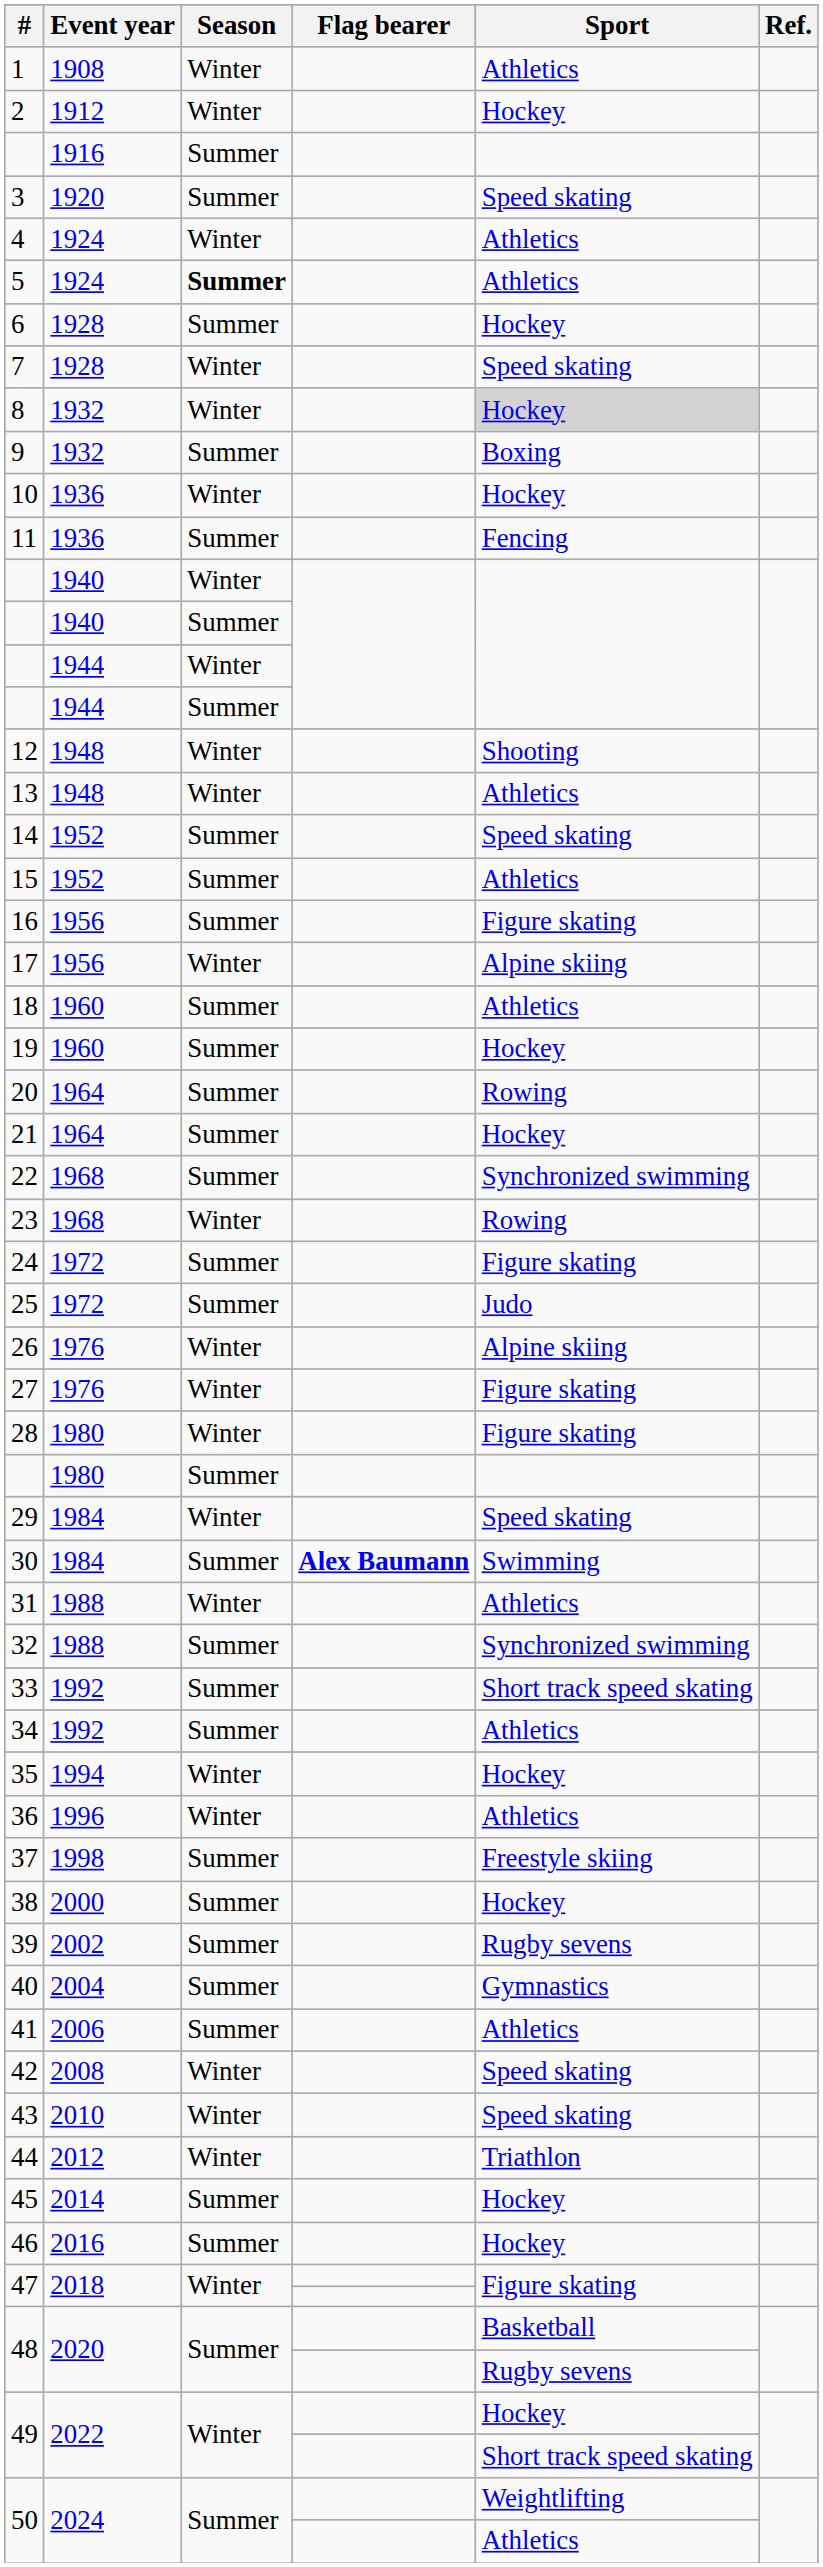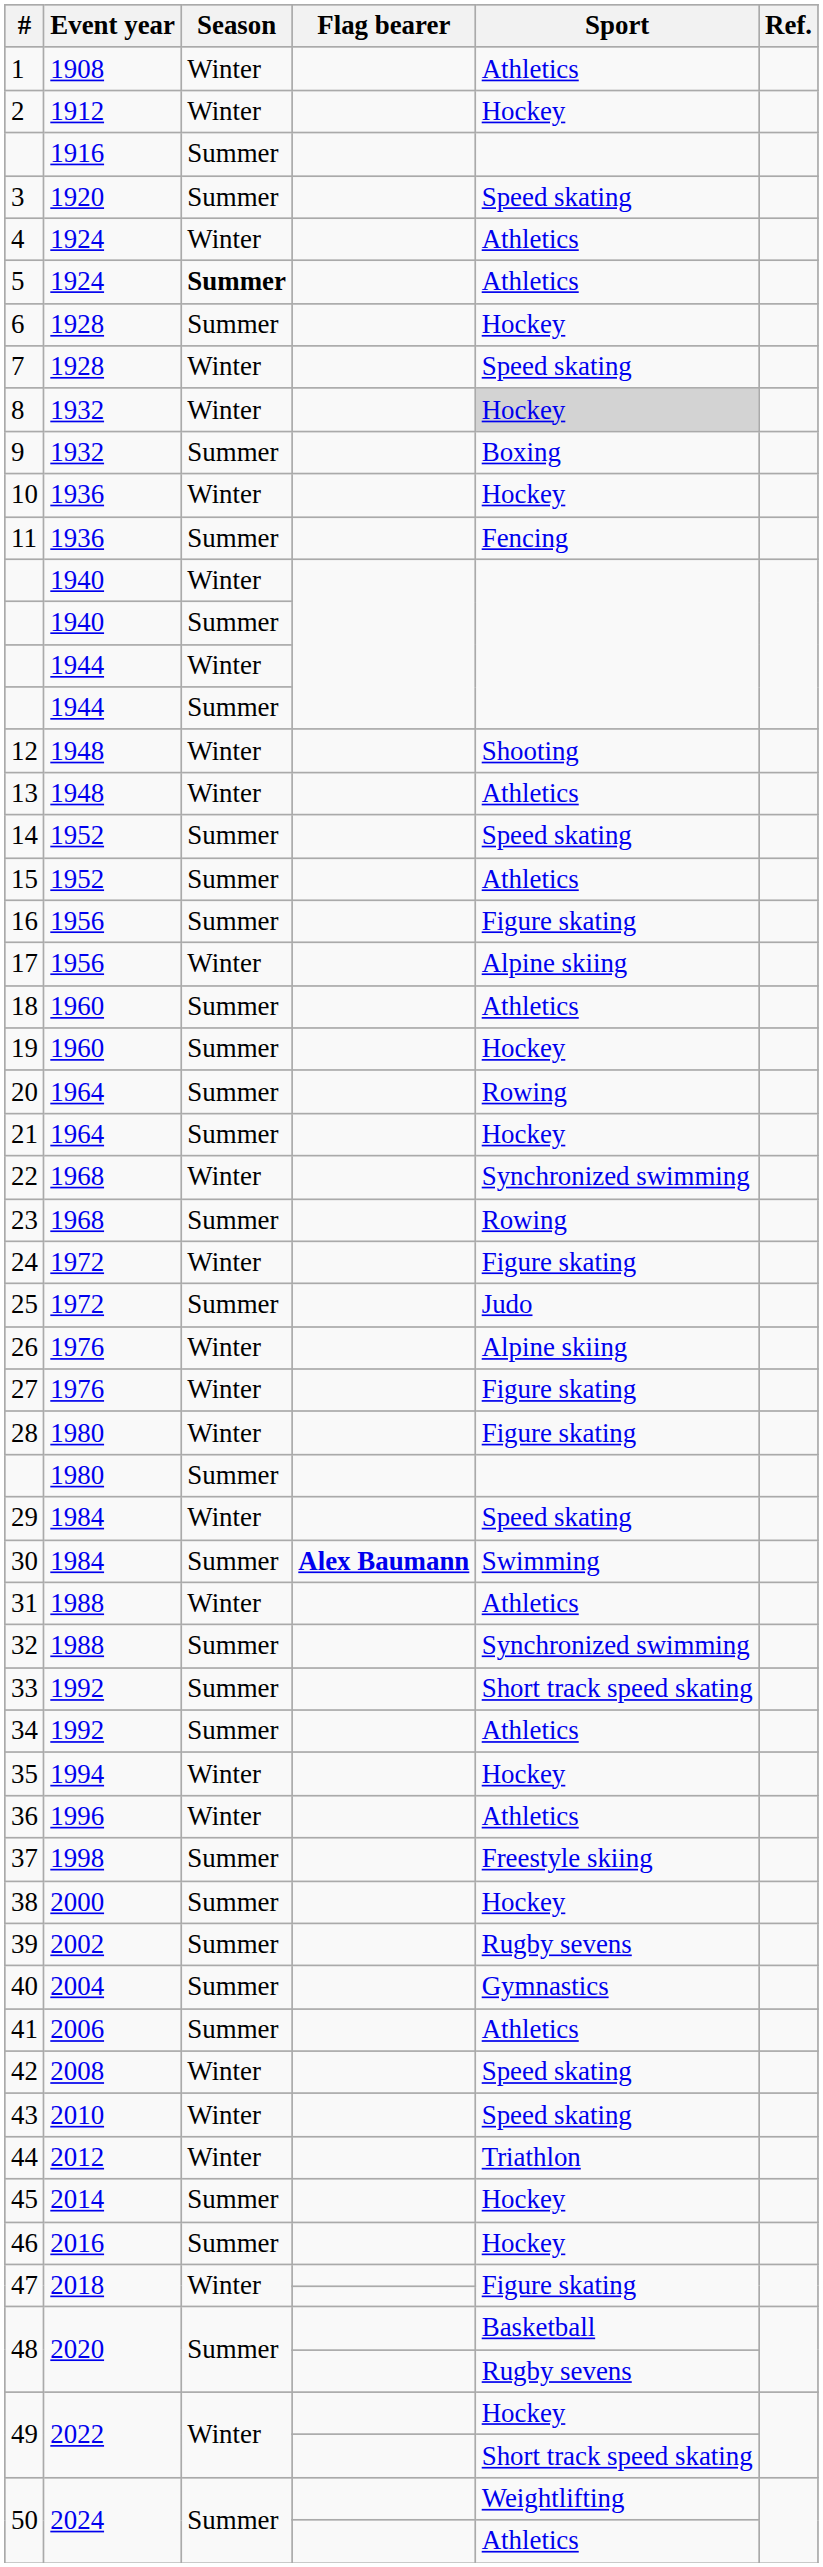(233, 1176) Summer -> (224, 1176) Winter
(224, 1219) Winter -> (233, 1219) Summer
(233, 1262) Summer -> (224, 1262) Winter
